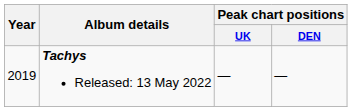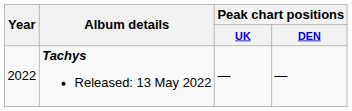(22, 76) 2019 -> (22, 76) 2022
